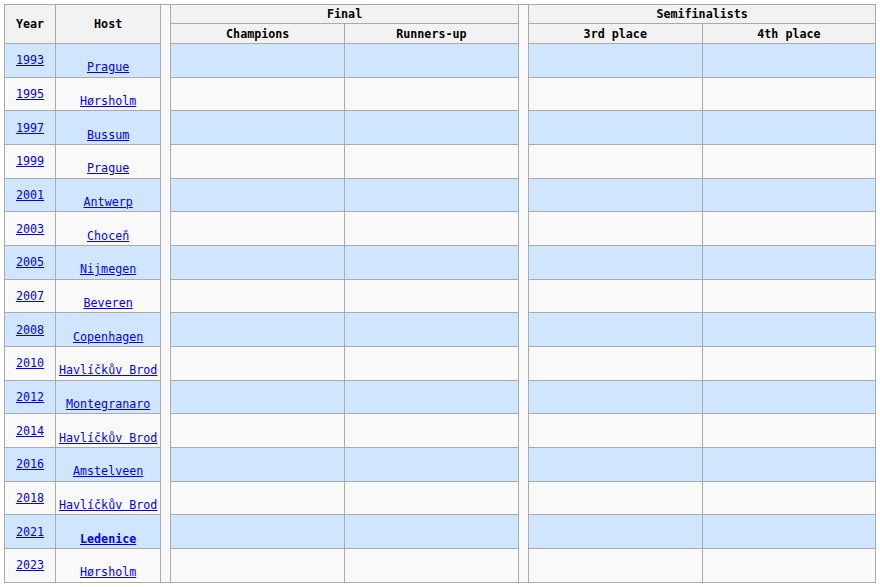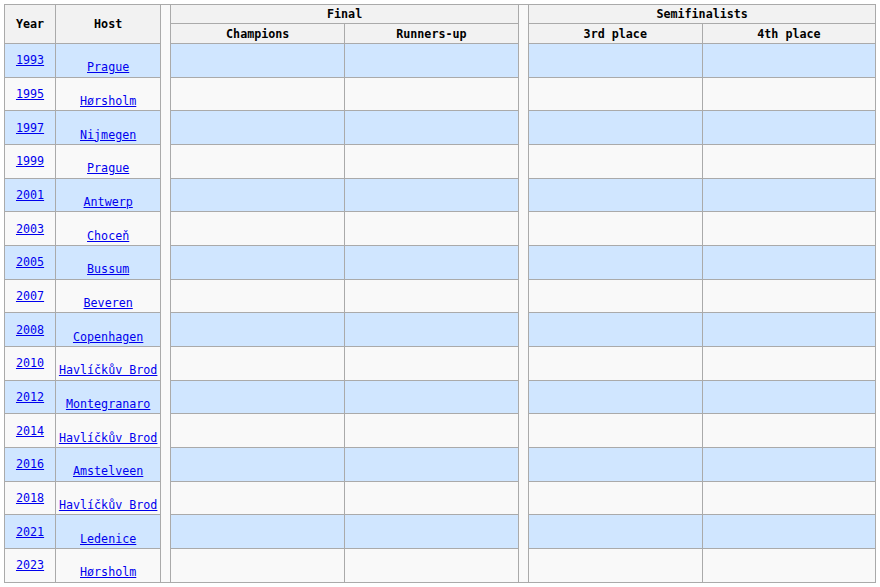(108, 135) Bussum -> (108, 135) Nijmegen
(108, 269) Nijmegen -> (108, 269) Bussum
(108, 539) bold -> (108, 539) normal
